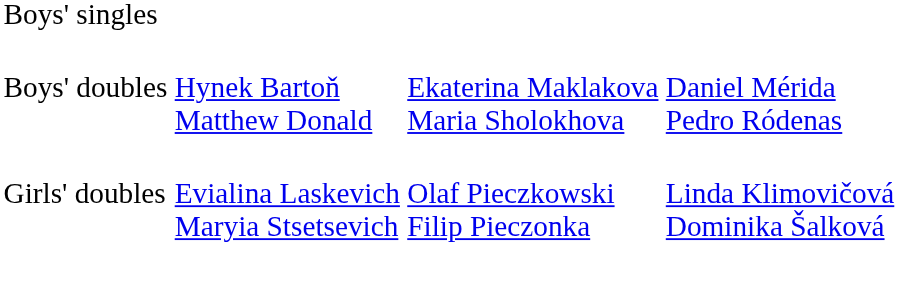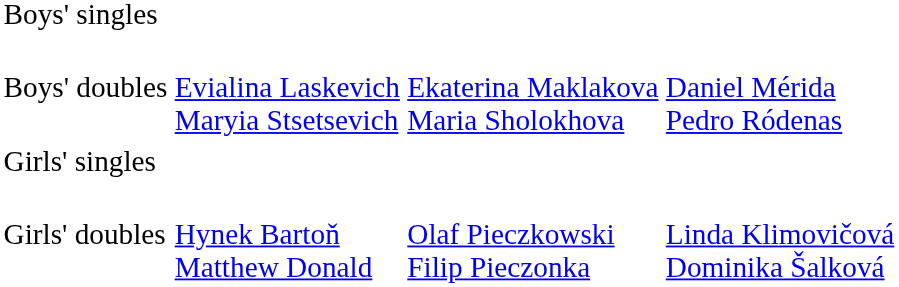(274, 104) Hynek Bartoň Matthew Donald -> (287, 104) Evialina Laskevich Maryia Stsetsevich
+ row: (80, 160)
(287, 210) Evialina Laskevich Maryia Stsetsevich -> (274, 250) Hynek Bartoň Matthew Donald
